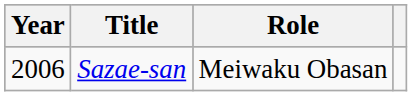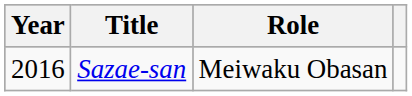(38, 68) 2006 -> (38, 68) 2016
